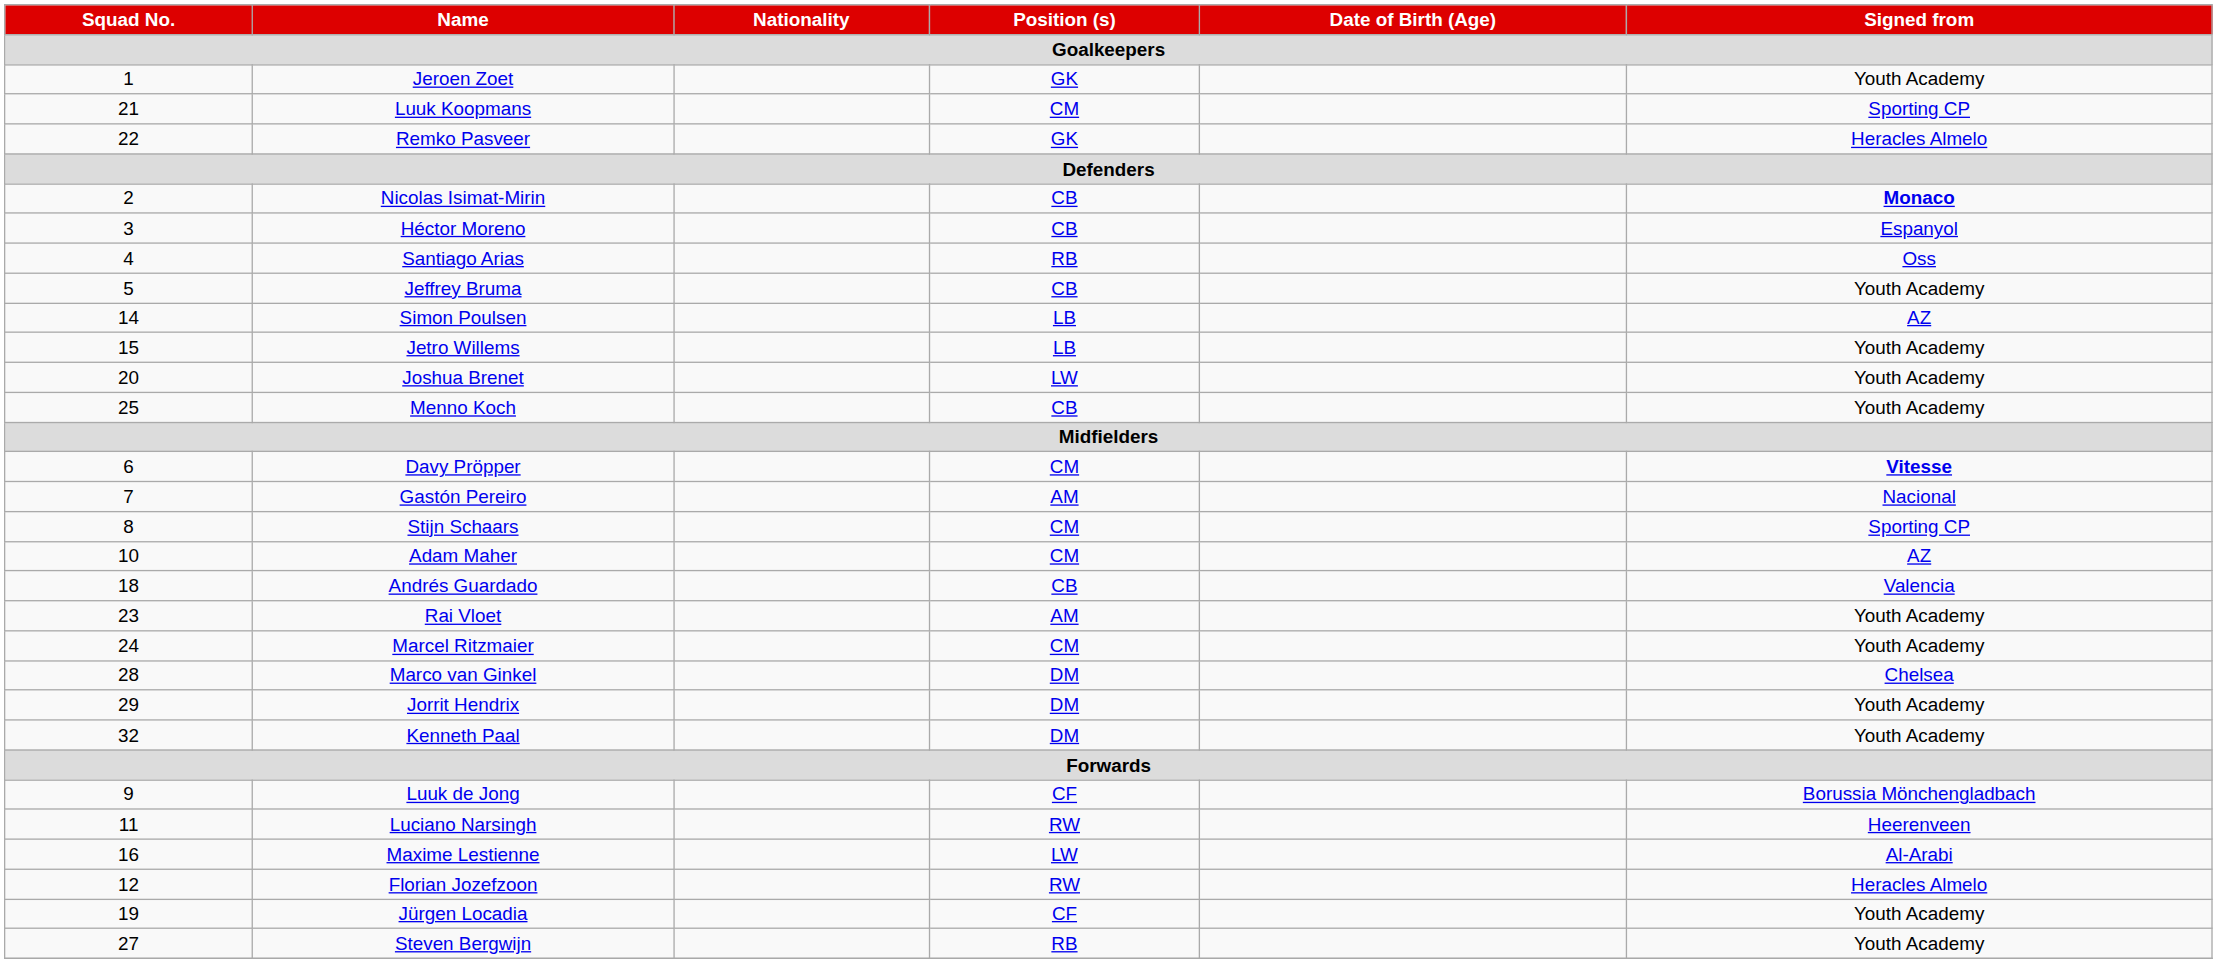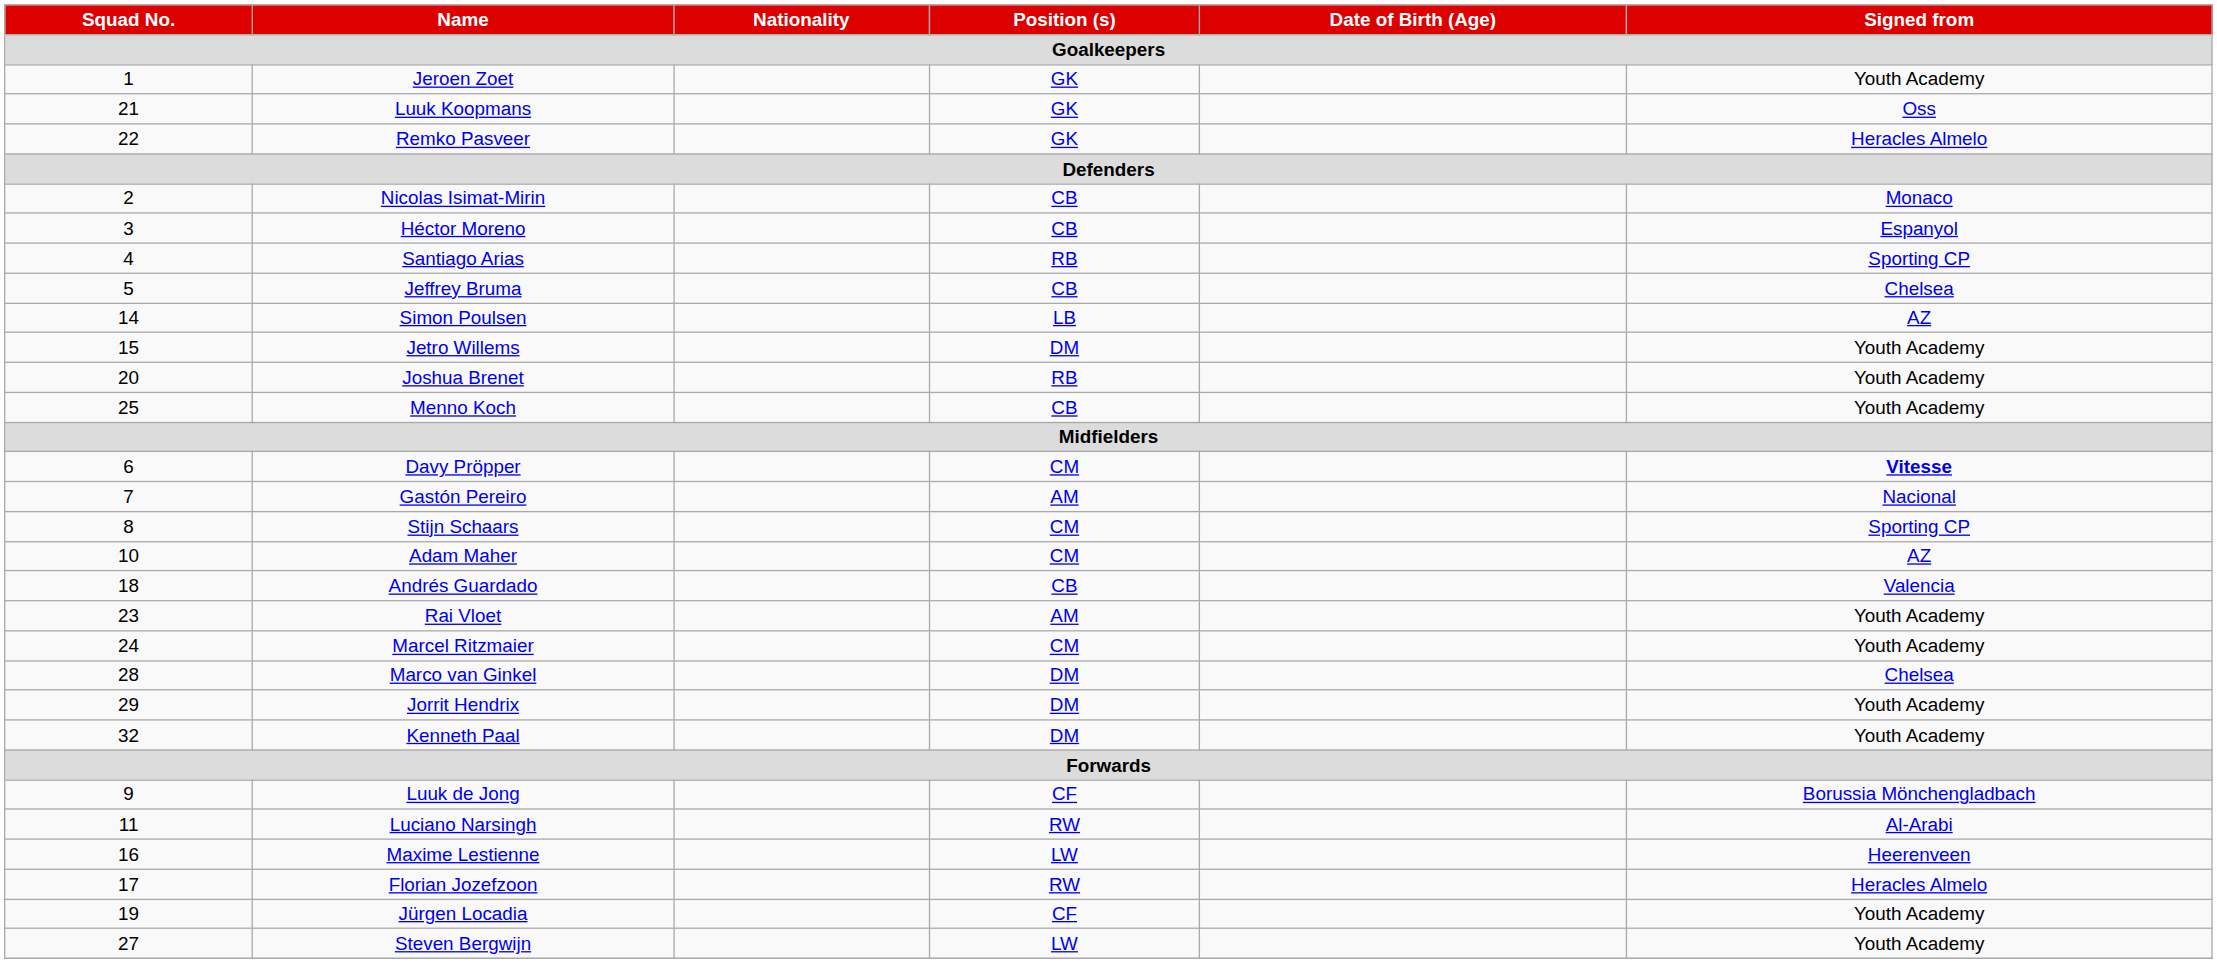(1064, 109) CM -> (1064, 109) GK
(1919, 109) Sporting CP -> (1919, 109) Oss
(1919, 199) bold -> (1919, 199) normal
(1919, 258) Oss -> (1919, 258) Sporting CP
(1919, 288) Youth Academy -> (1919, 288) Chelsea
(1064, 348) LB -> (1064, 348) DM
(1064, 378) LW -> (1064, 378) RB
(1919, 825) Heerenveen -> (1919, 825) Al-Arabi
(1919, 854) Al-Arabi -> (1919, 854) Heerenveen
(129, 884) 12 -> (129, 884) 17
(1064, 944) RB -> (1064, 944) LW
